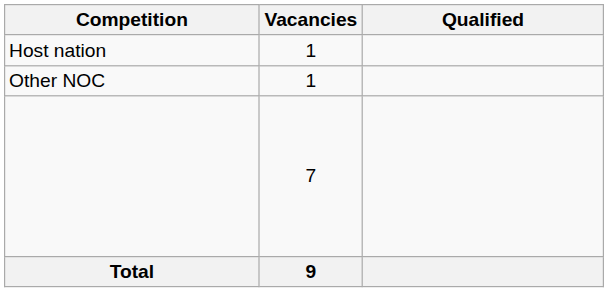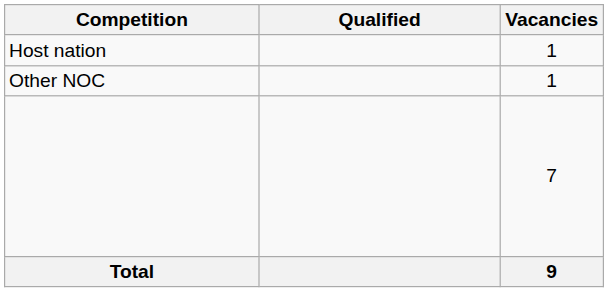columns swapped: (311, 19) <-> (483, 19)
